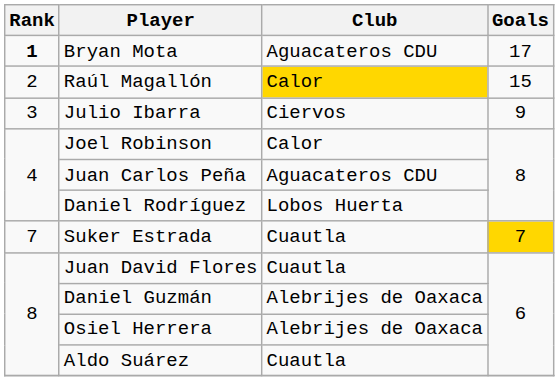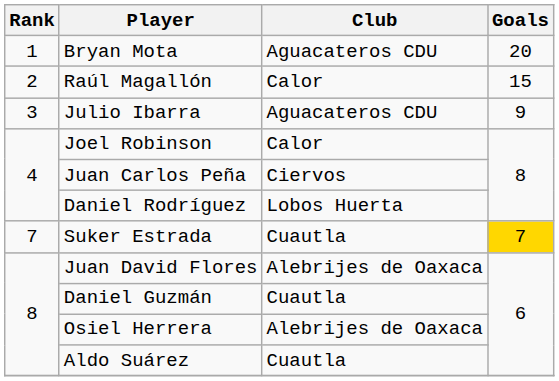(32, 51) bold -> (32, 51) normal
(520, 51) 17 -> (520, 51) 20
(295, 82) gold background -> (295, 82) no background
(306, 113) Ciervos -> (352, 113) Aguacateros CDU
(352, 175) Aguacateros CDU -> (306, 175) Ciervos
(306, 268) Cuautla -> (375, 268) Alebrijes de Oaxaca
(375, 299) Alebrijes de Oaxaca -> (306, 299) Cuautla
